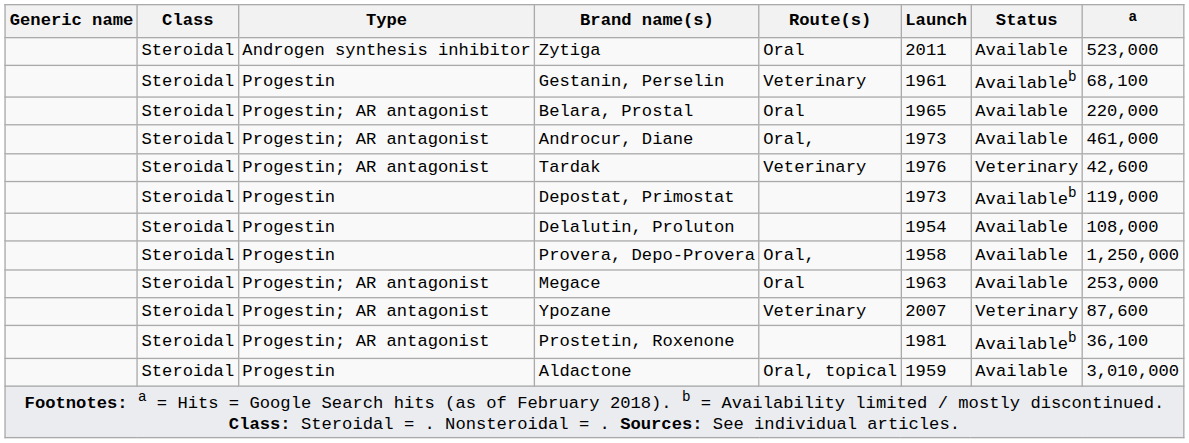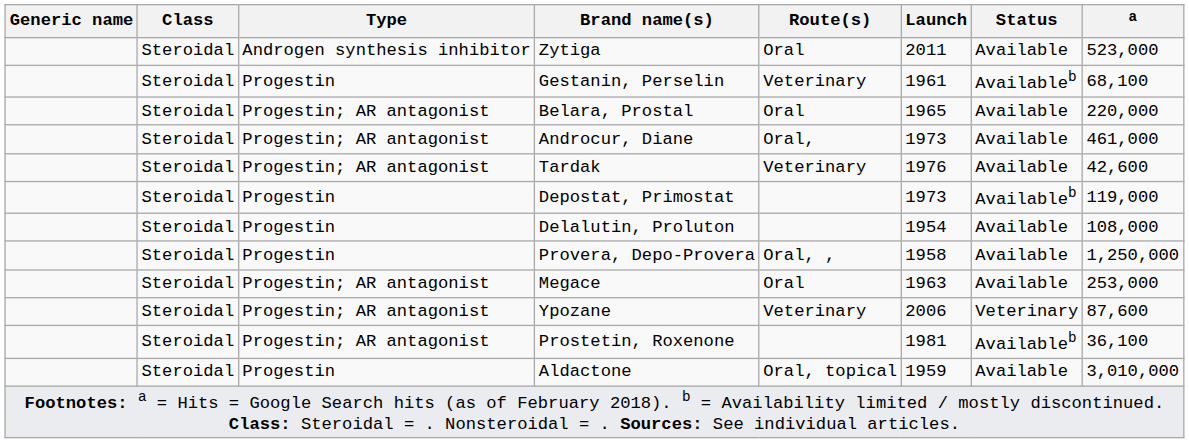(1027, 167) Veterinary -> (1022, 167) Available
(789, 256) Oral, -> (799, 256) Oral, ,
(926, 311) 2007 -> (926, 311) 2006
